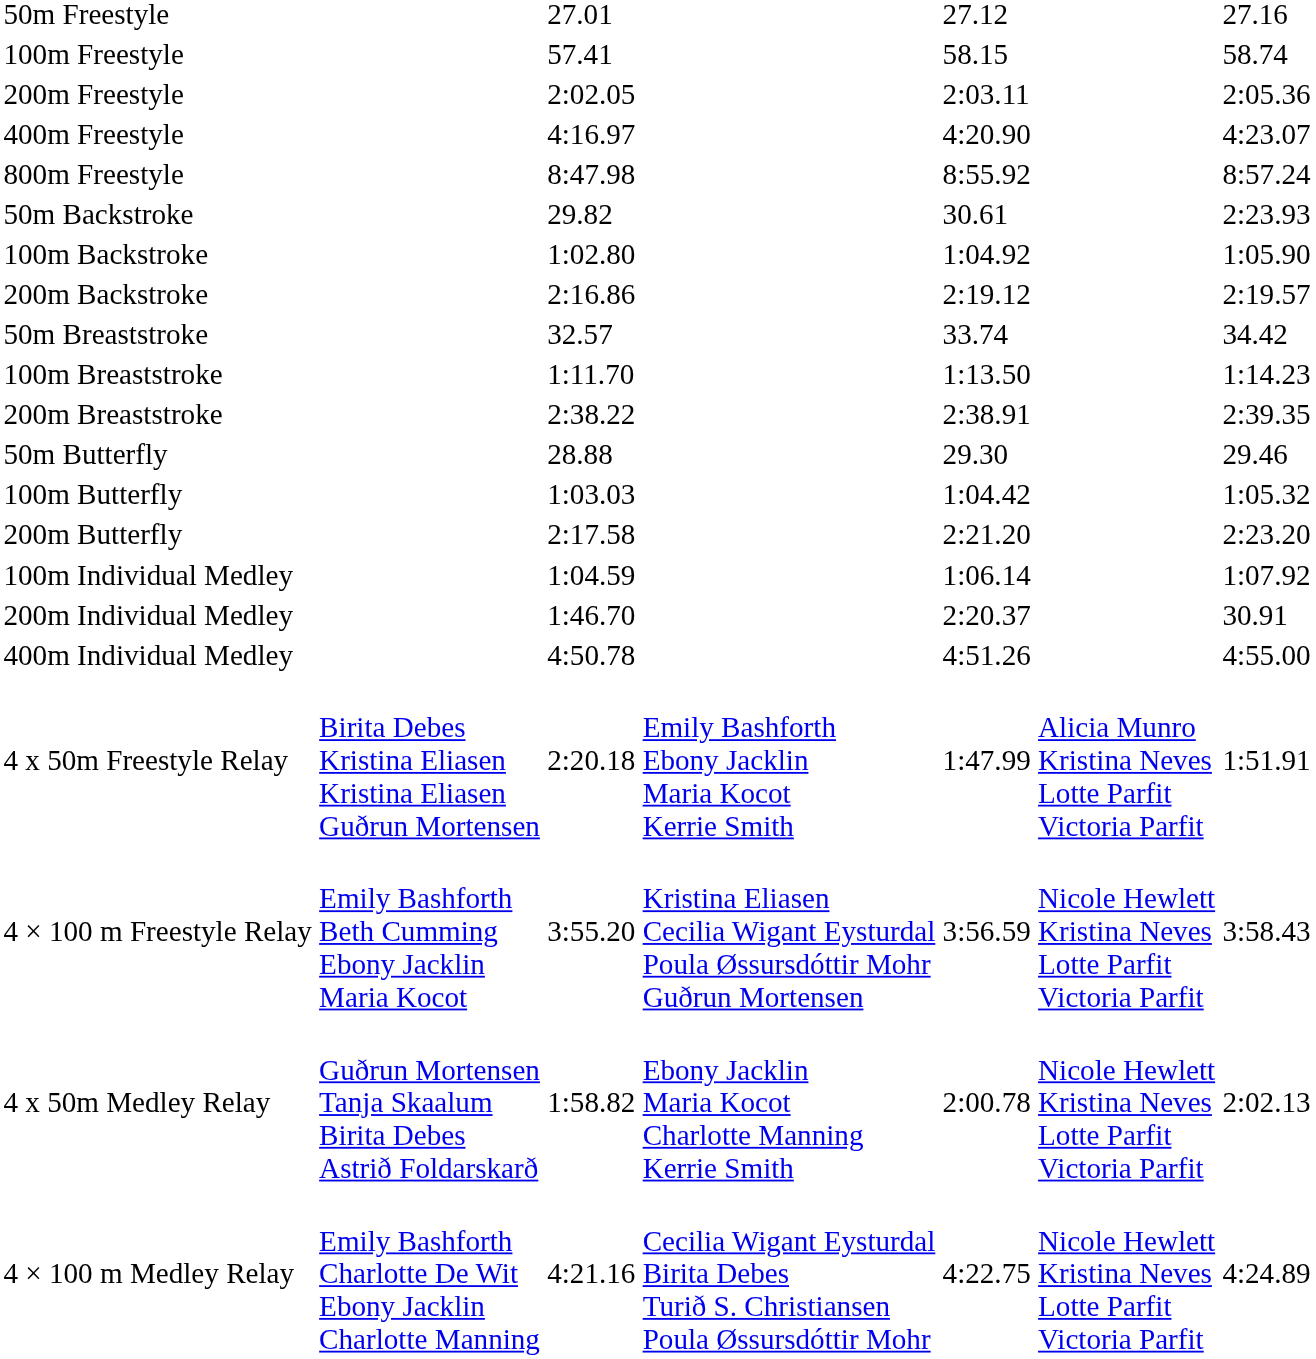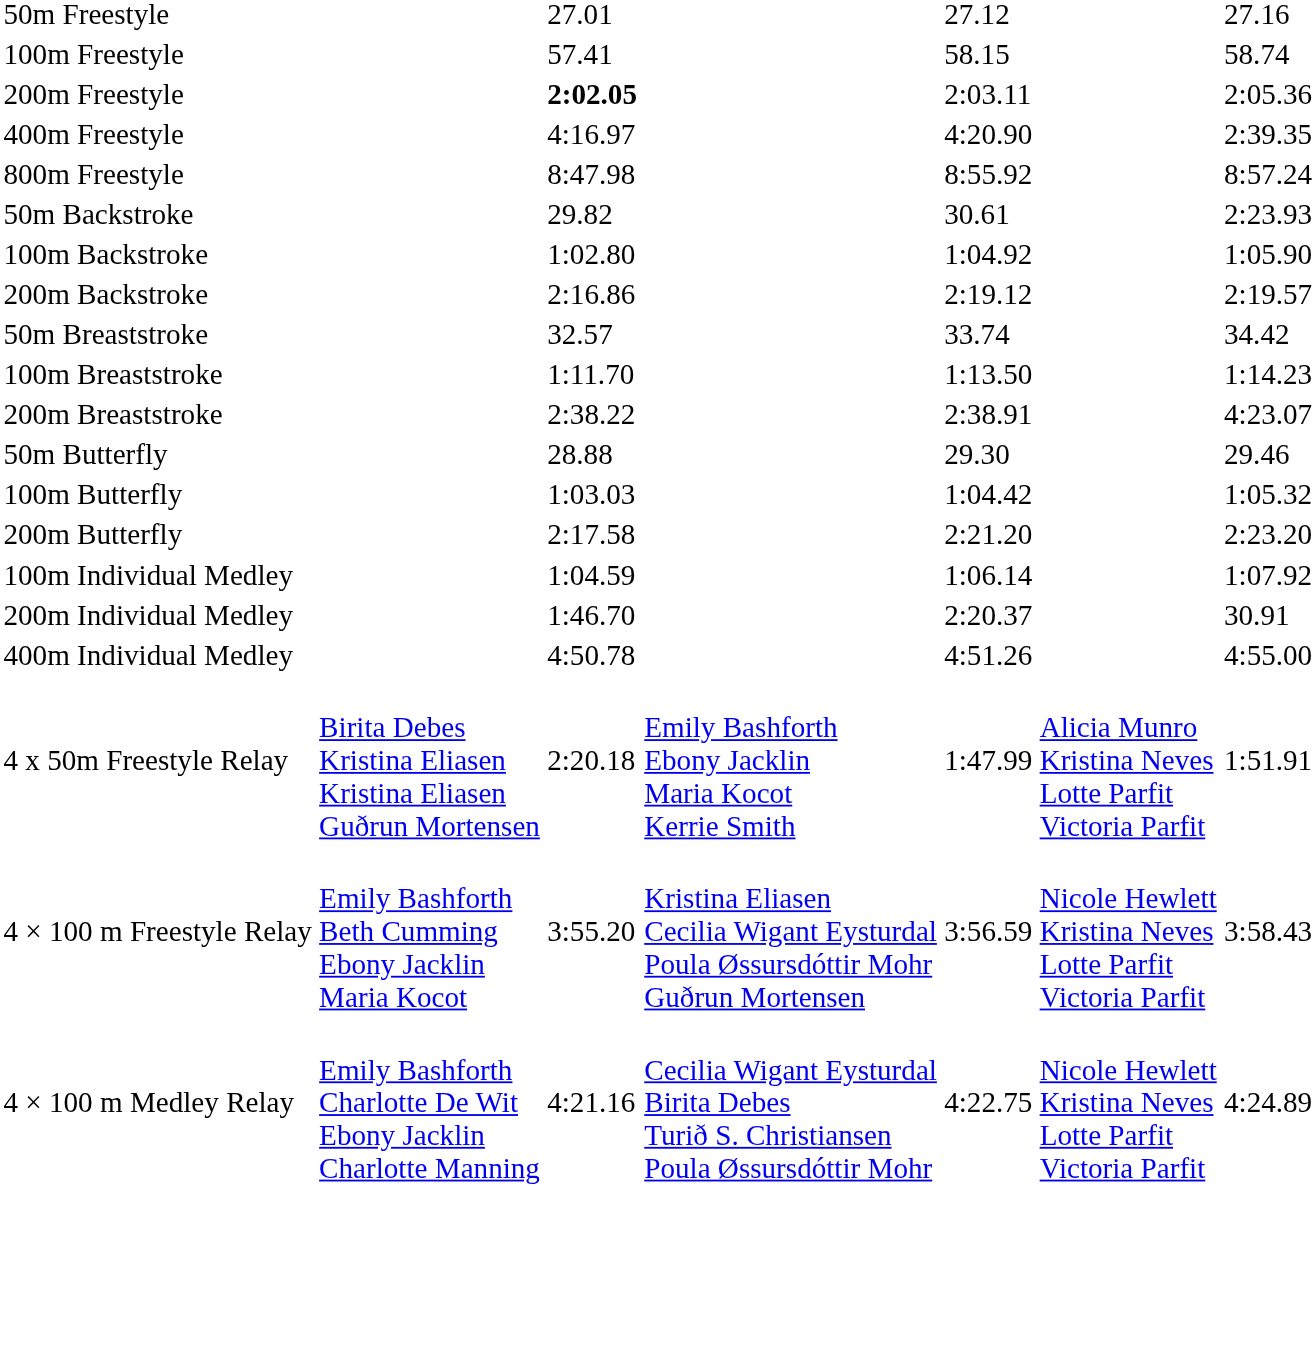(591, 94) normal -> (592, 94) bold
(1266, 134) 4:23.07 -> (1268, 134) 2:39.35
(1266, 414) 2:39.35 -> (1268, 414) 4:23.07
- row: (137, 1102)
